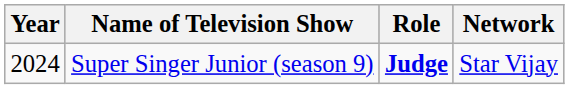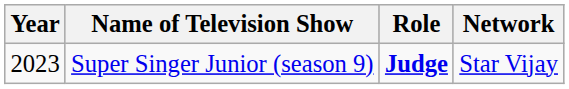(35, 63) 2024 -> (35, 63) 2023
